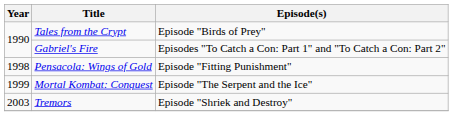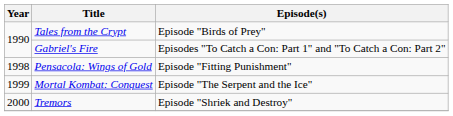(18, 102) 2003 -> (18, 102) 2000
